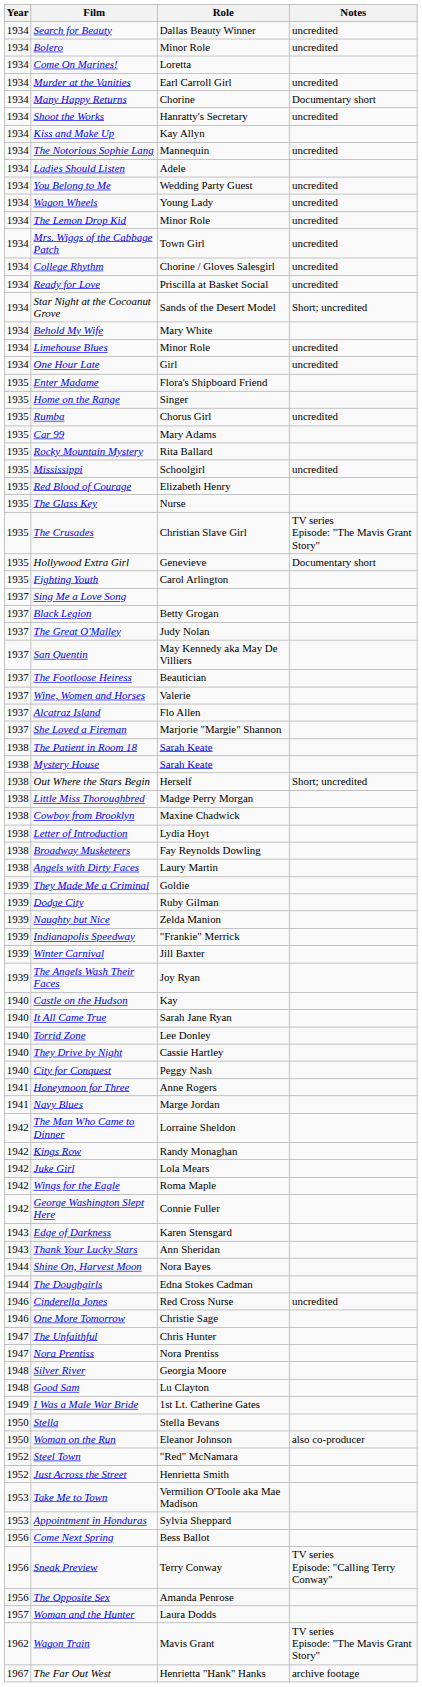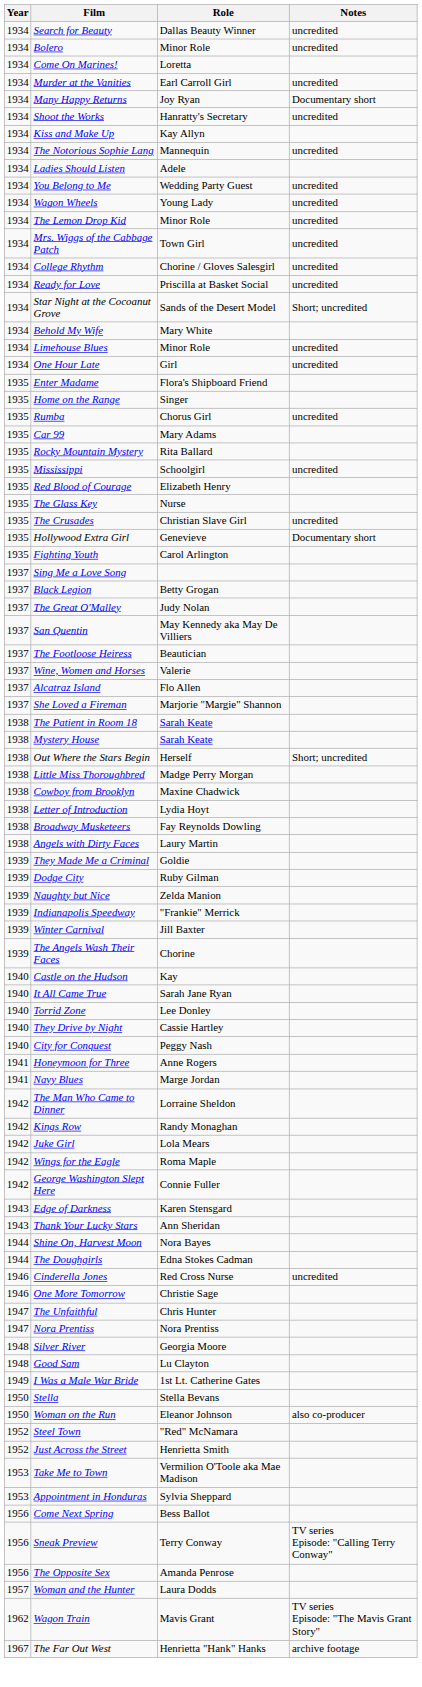(177, 99) Chorine -> (180, 99) Joy Ryan
(352, 532) TV series Episode: "The Mavis Grant Story" -> (315, 520) uncredited
(180, 977) Joy Ryan -> (177, 953) Chorine
